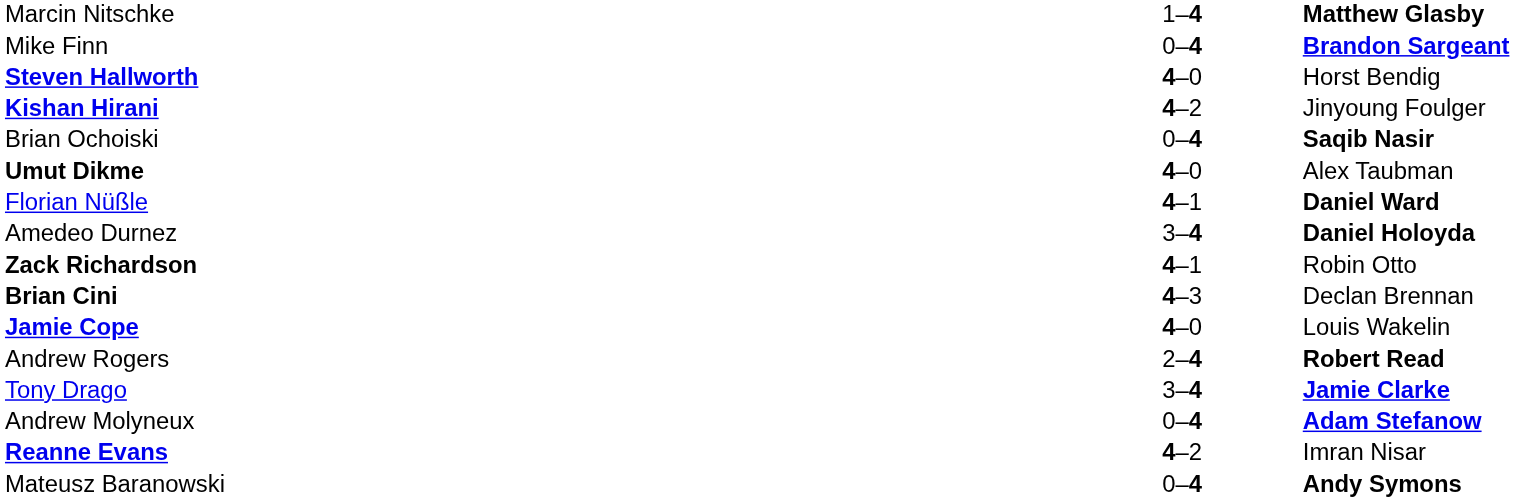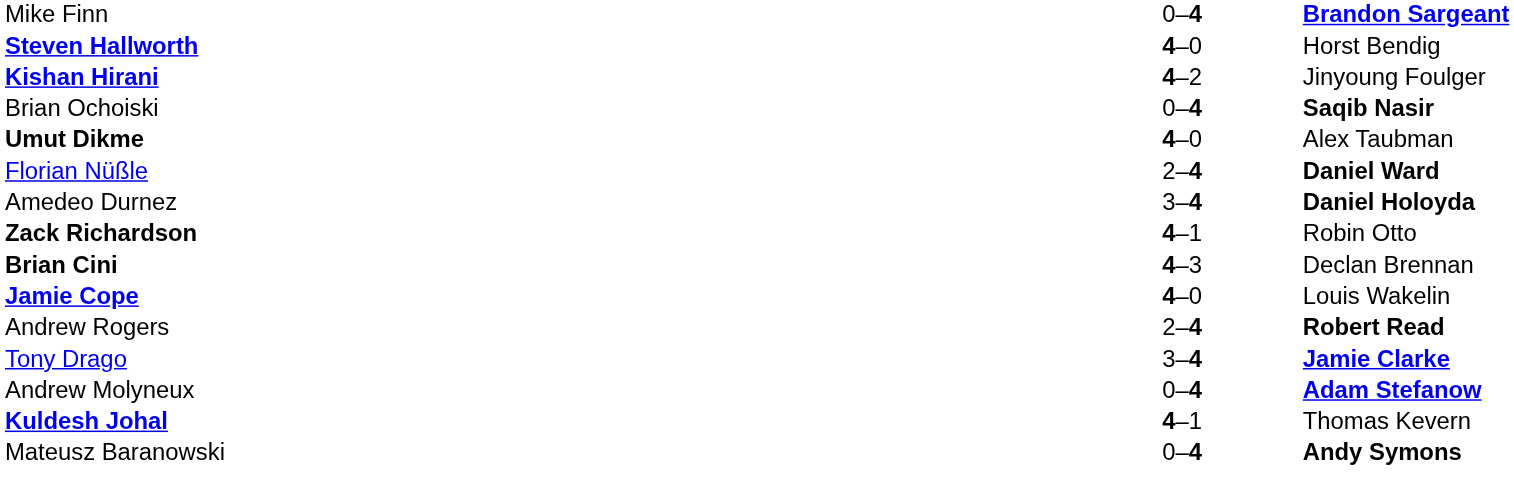- row: (90, 14)
(1182, 202) 4–1 -> (1182, 171) 2–4
- row: (86, 452)
+ row: (86, 421)
